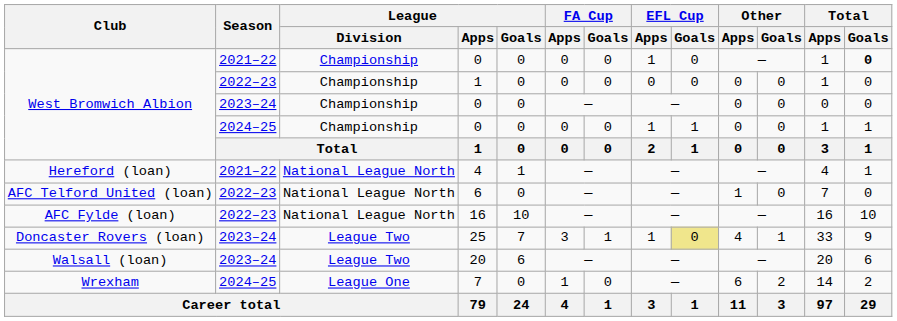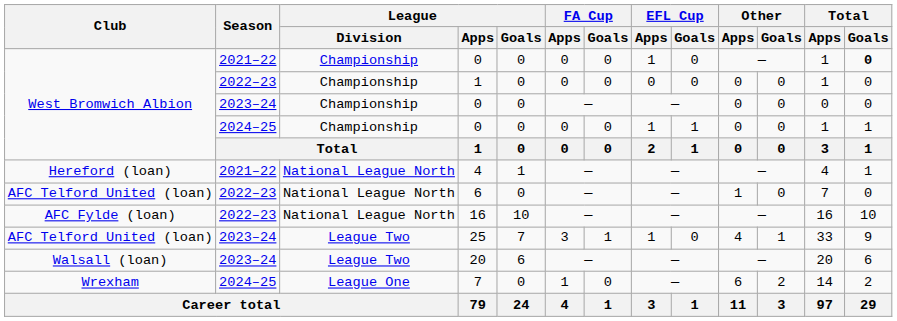(110, 238) Doncaster Rovers (loan) -> (110, 238) AFC Telford United (loan)
(695, 238) khaki background -> (695, 238) no background
